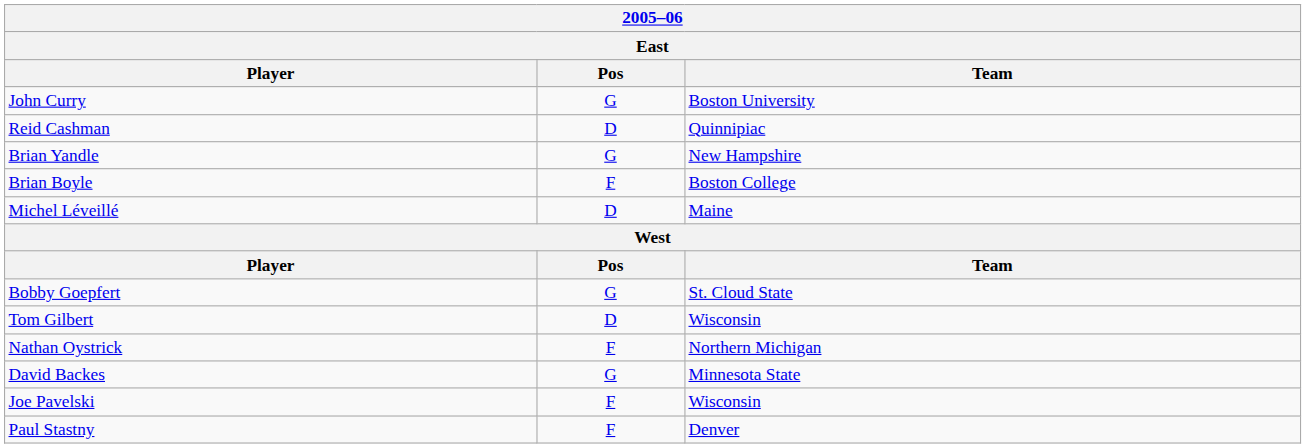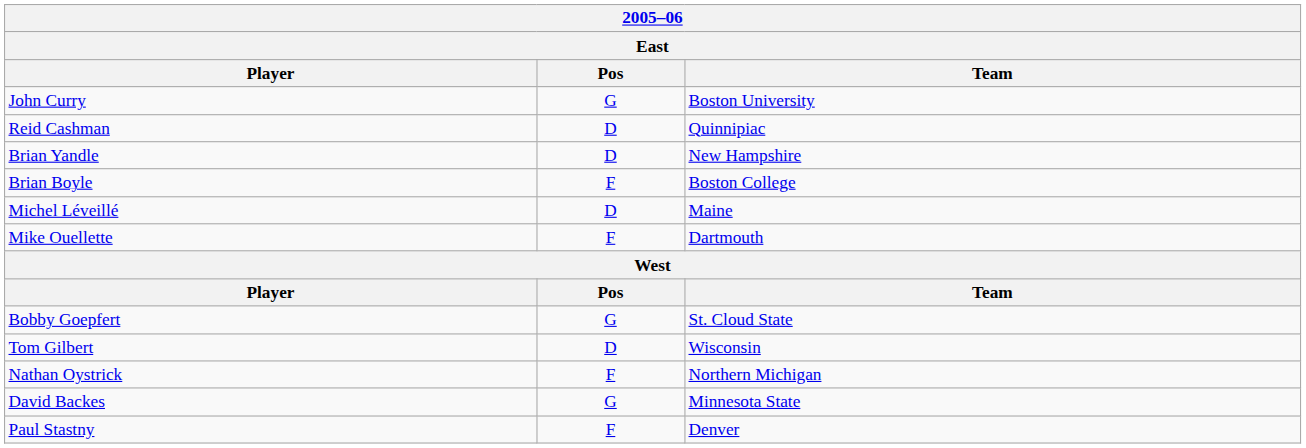(610, 155) G -> (610, 155) D
+ row: (61, 237)
- row: (51, 401)
